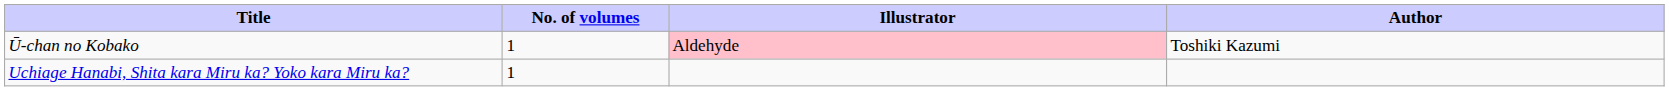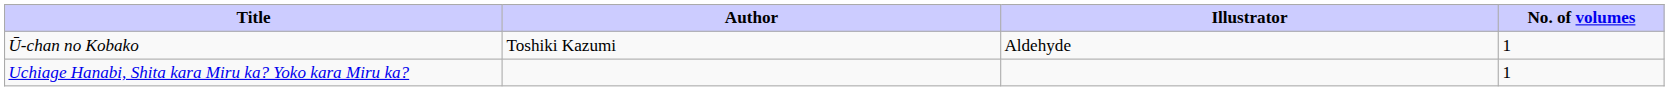columns swapped: (1415, 18) <-> (585, 18)
(706, 45) pink background -> (1038, 45) no background
